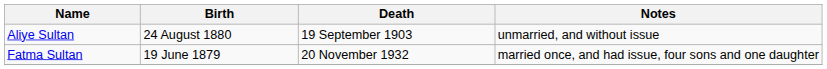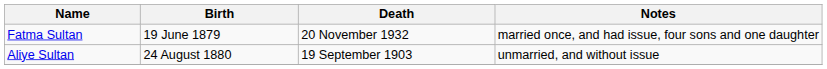rows swapped: (45, 54) <-> (41, 34)
